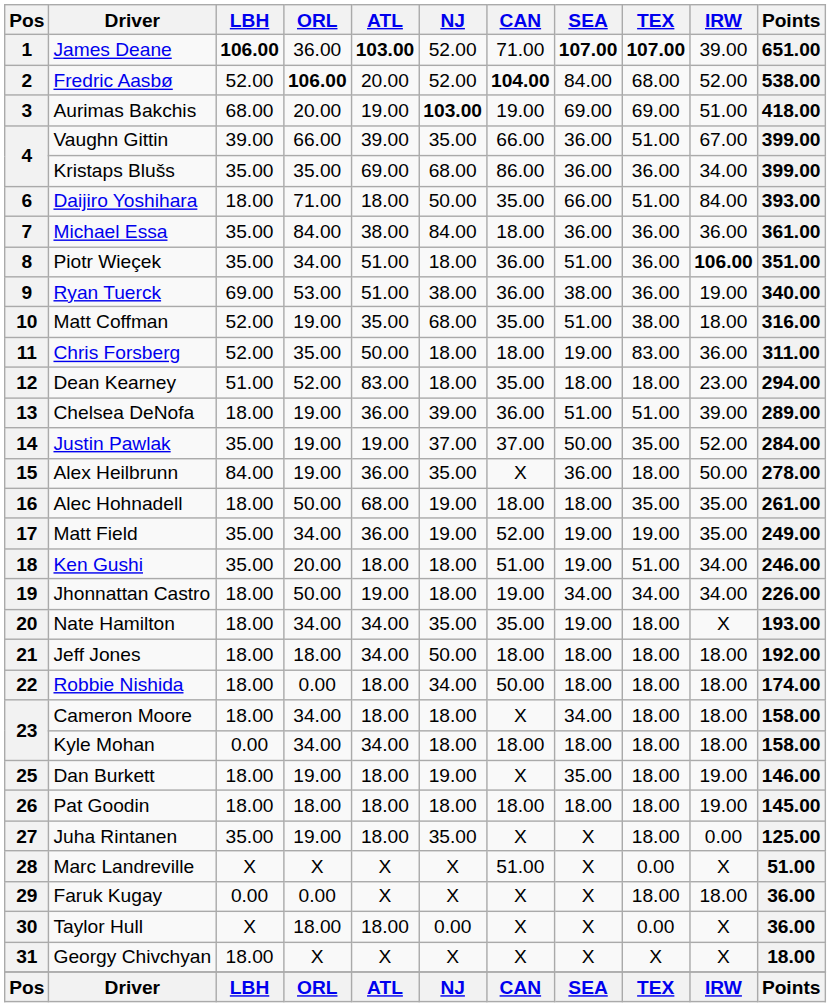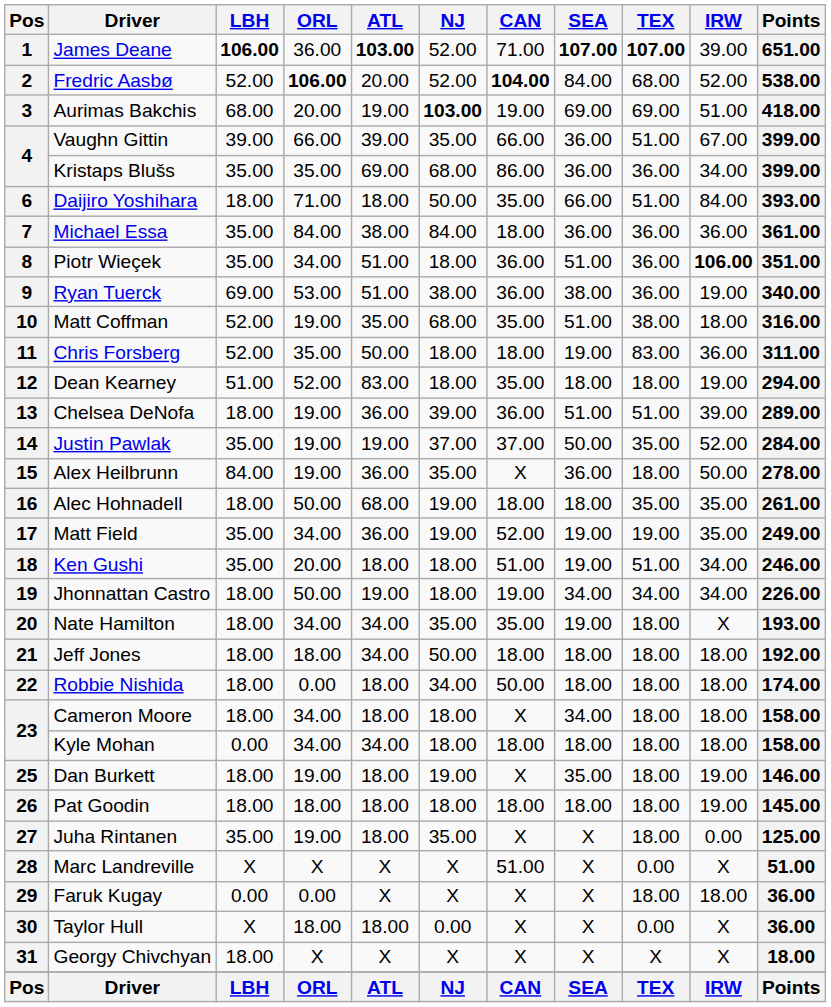(723, 382) 23.00 -> (723, 382) 19.00
